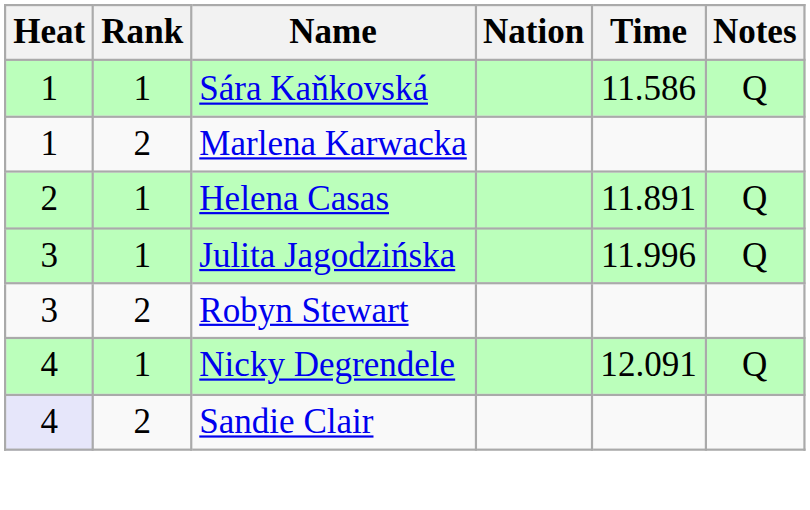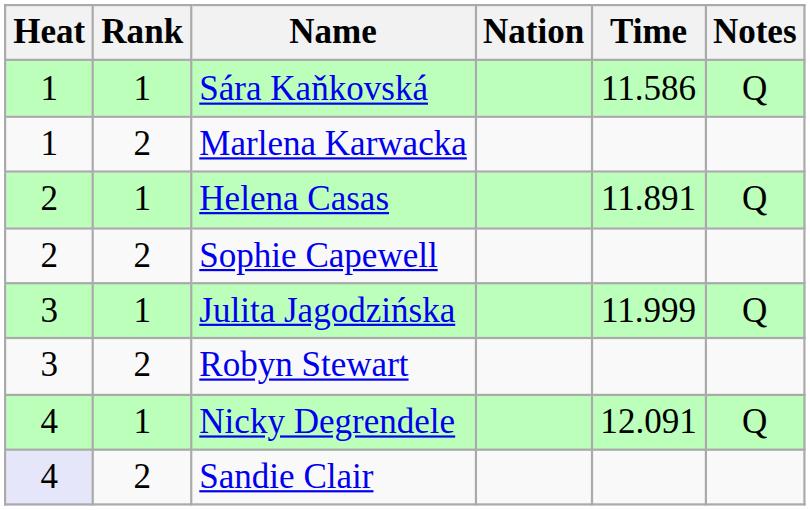+ row: (319, 254)
(649, 254) 11.996 -> (649, 310) 11.999
